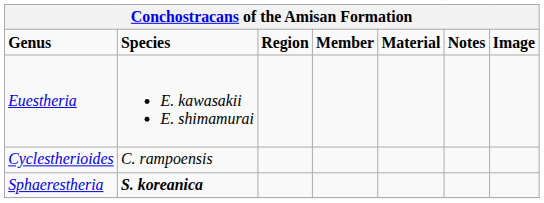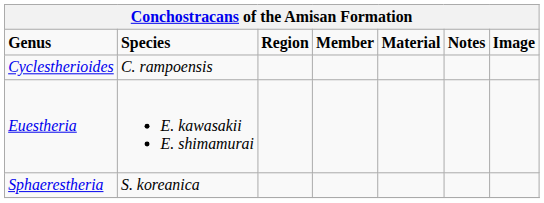rows swapped: (42, 100) <-> (61, 159)
(162, 184) bold -> (160, 184) normal
